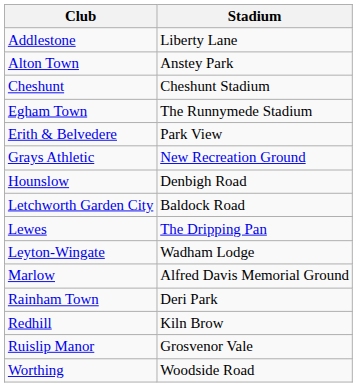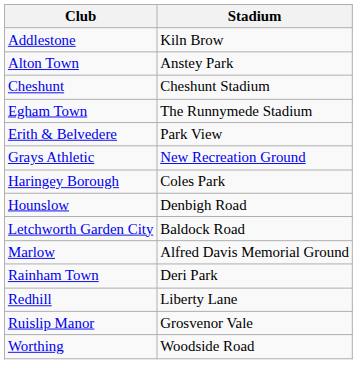(199, 39) Liberty Lane -> (192, 39) Kiln Brow
+ row: (63, 181)
- row: (27, 228)
- row: (56, 252)
(192, 323) Kiln Brow -> (199, 299) Liberty Lane
